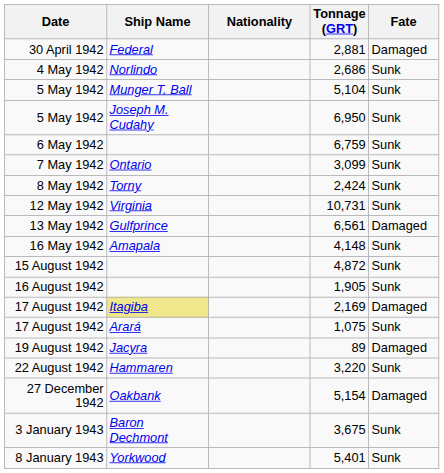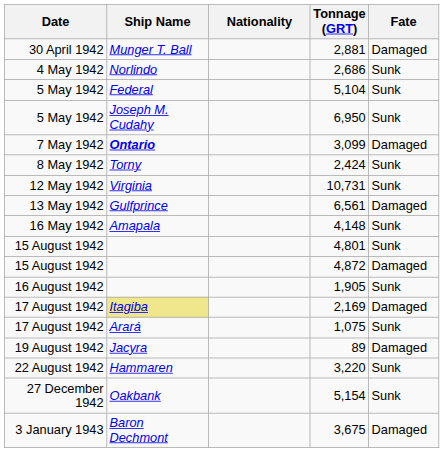(131, 49) Federal -> (151, 49) Munger T. Ball
(151, 89) Munger T. Ball -> (131, 89) Federal
- row: (350, 144)
(130, 165) normal -> (132, 144) bold
(386, 165) Sunk -> (399, 144) Damaged
+ row: (350, 246)
(386, 266) Sunk -> (399, 266) Damaged
(399, 395) Damaged -> (386, 395) Sunk
(386, 430) Sunk -> (399, 430) Damaged
- row: (350, 457)
